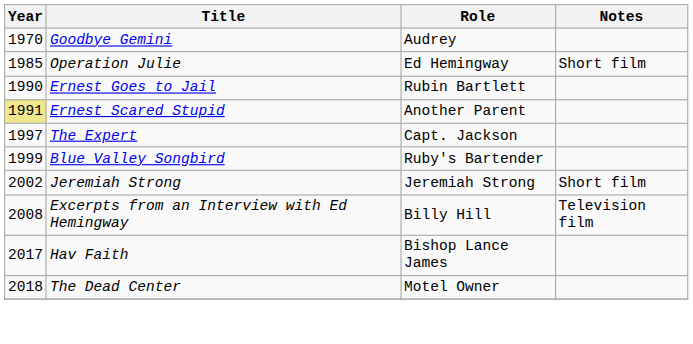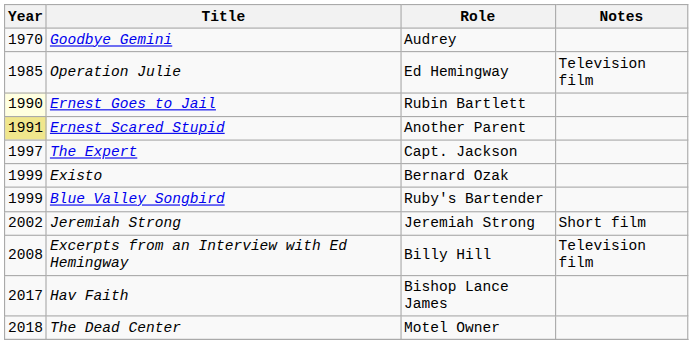(602, 64) Short film -> (602, 72) Television film
(26, 88) no background -> (26, 104) lightyellow background
+ row: (76, 176)
